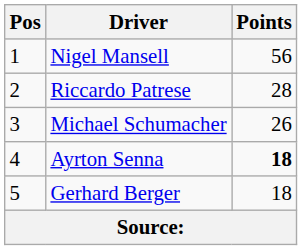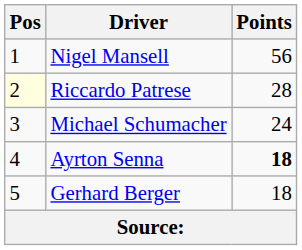(15, 90) no background -> (15, 90) lightyellow background
(281, 124) 26 -> (281, 124) 24
